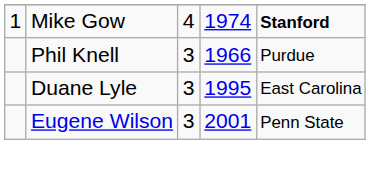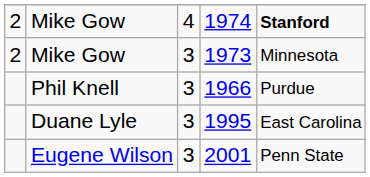(15, 21) 1 -> (15, 21) 2
+ row: (228, 54)
